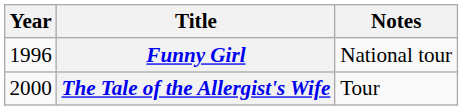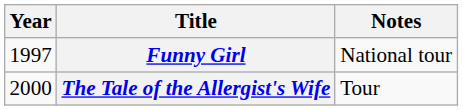(31, 54) 1996 -> (31, 54) 1997
